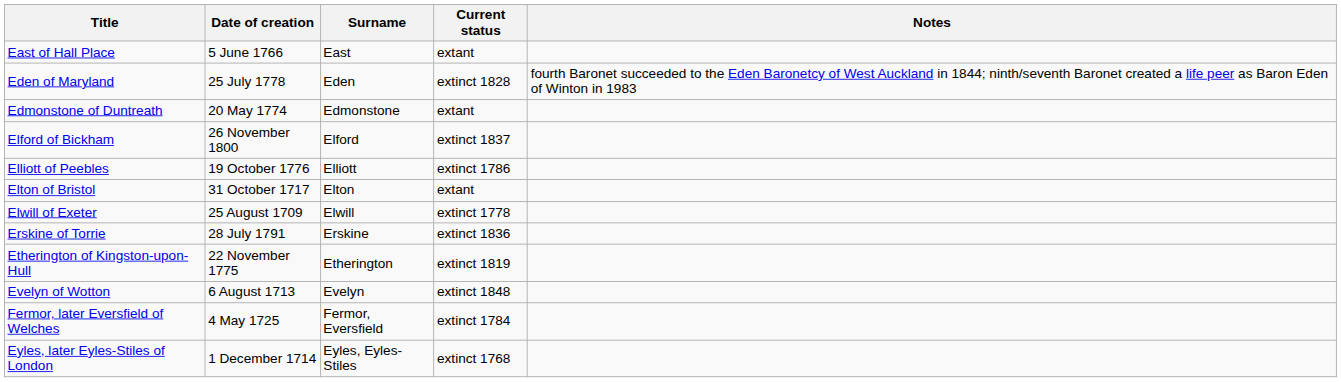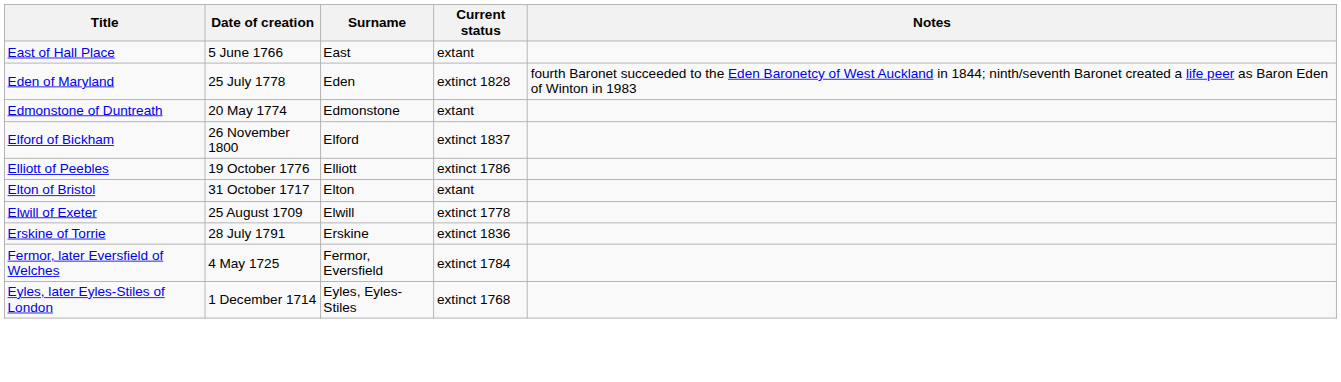- row: (98, 262)
- row: (59, 292)
